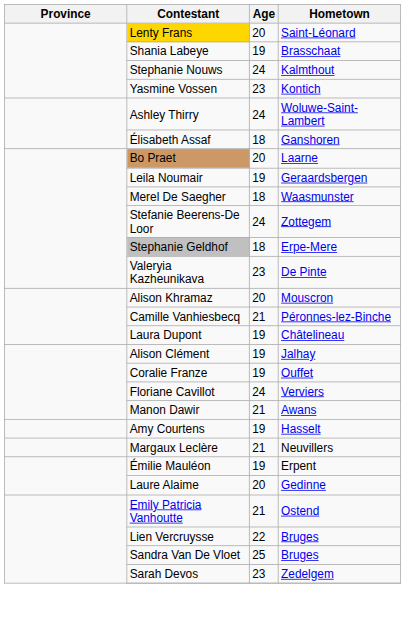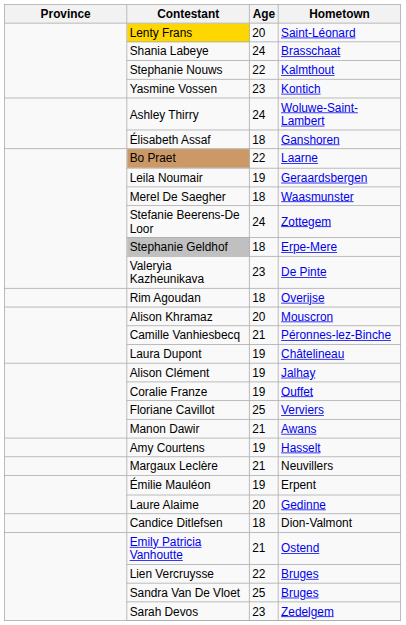(259, 51) 19 -> (259, 51) 24
(259, 70) 24 -> (259, 70) 22
(259, 159) 20 -> (259, 159) 22
+ row: (165, 298)
(259, 392) 24 -> (259, 410) 25
+ row: (176, 523)
